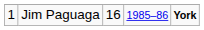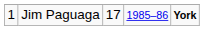(113, 15) 16 -> (113, 15) 17
